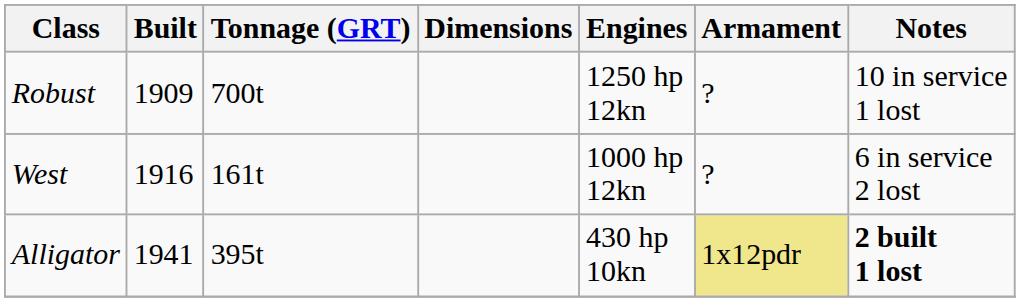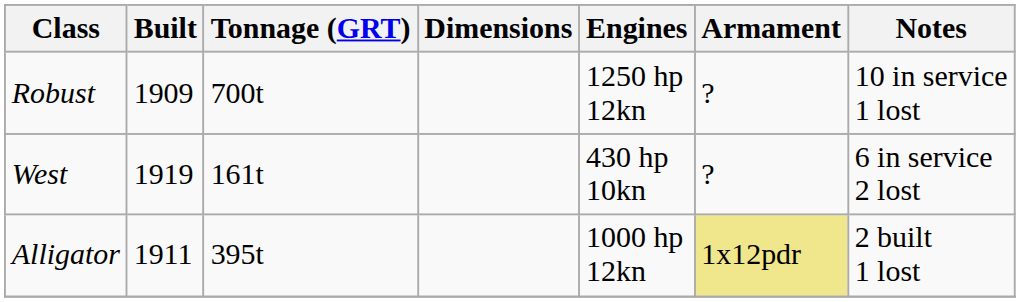(164, 173) 1916 -> (164, 173) 1919
(635, 173) 1000 hp 12kn -> (627, 173) 430 hp 10kn
(164, 254) 1941 -> (163, 254) 1911
(627, 254) 430 hp 10kn -> (635, 254) 1000 hp 12kn
(896, 254) bold -> (893, 254) normal
